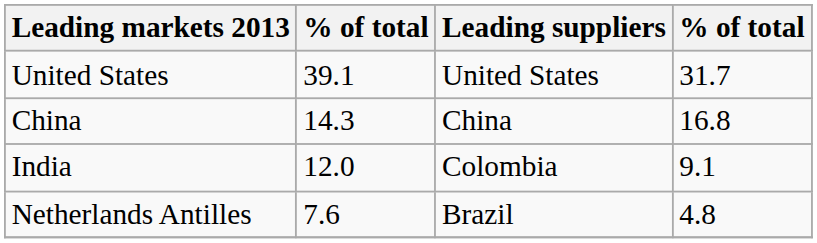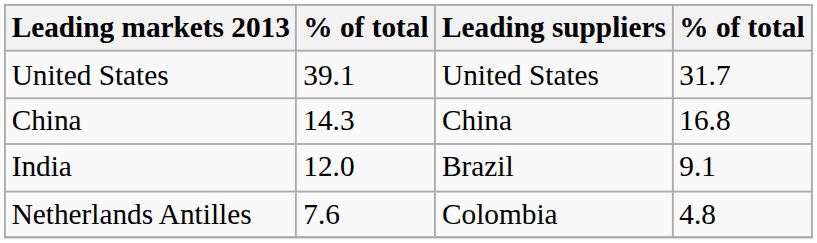(500, 167) Colombia -> (478, 167) Brazil
(478, 213) Brazil -> (500, 213) Colombia
